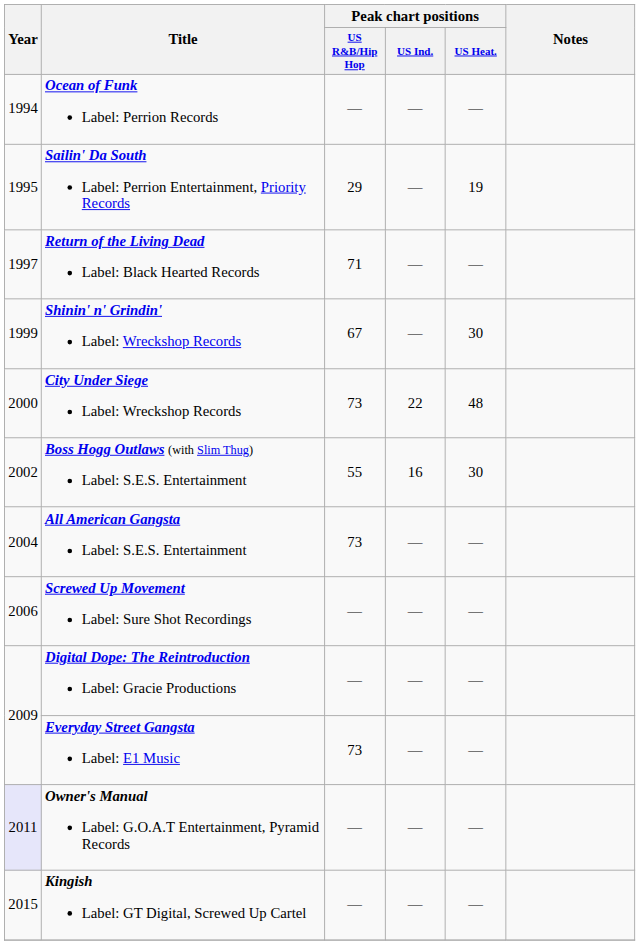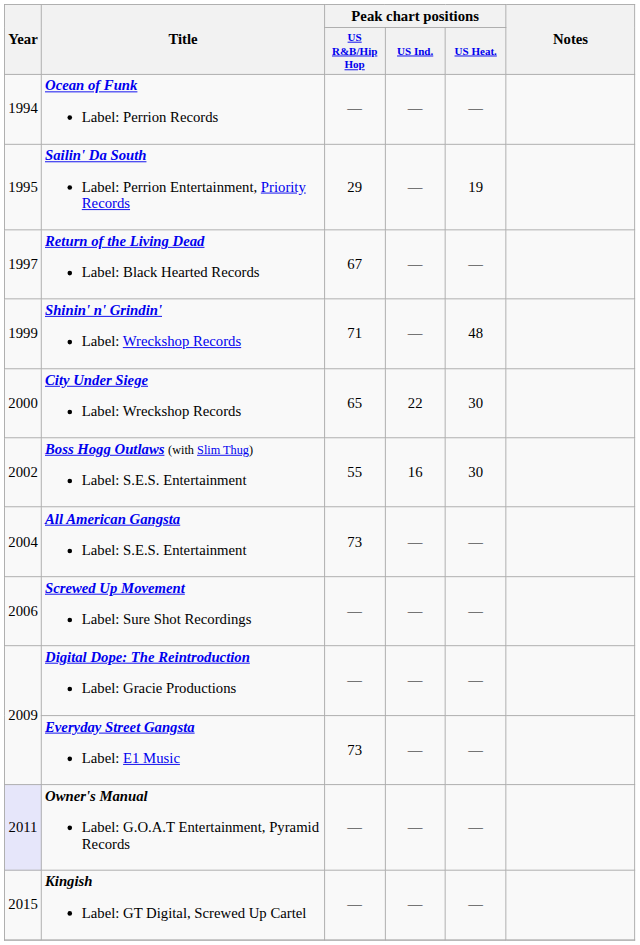(355, 264) 71 -> (355, 264) 67
(355, 333) 67 -> (355, 333) 71
(476, 333) 30 -> (476, 333) 48
(355, 403) 73 -> (355, 403) 65
(476, 403) 48 -> (476, 403) 30
